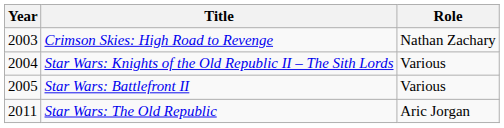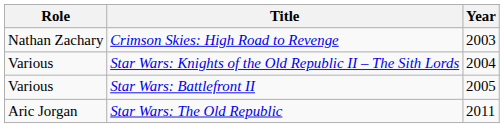columns swapped: (23, 16) <-> (448, 16)
